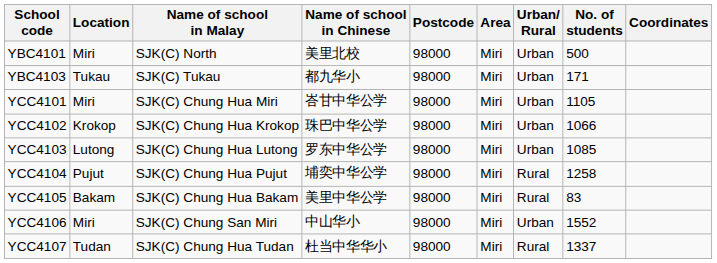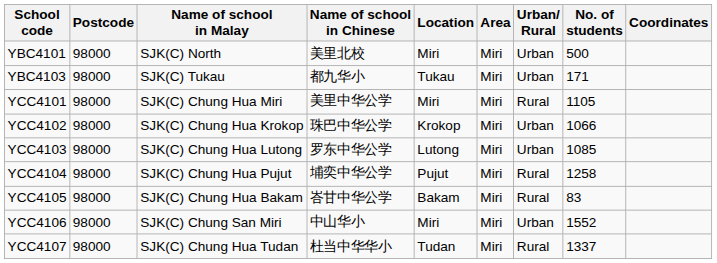columns swapped: (101, 22) <-> (443, 22)
(346, 101) 峇甘中华公学 -> (351, 101) 美里中华公学
(535, 101) Urban -> (533, 101) Rural
(346, 197) 美里中华公学 -> (351, 197) 峇甘中华公学
